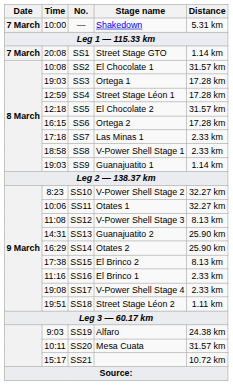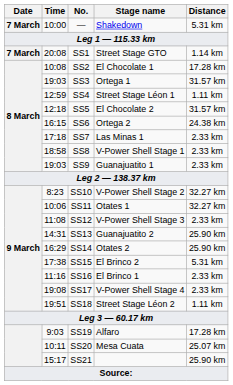(207, 67) 31.57 km -> (207, 67) 17.28 km
(207, 81) 17.28 km -> (207, 81) 31.57 km
(207, 94) 17.28 km -> (207, 94) 1.11 km
(207, 122) 17.28 km -> (207, 122) 24.38 km
(207, 164) 1.14 km -> (207, 164) 2.33 km
(207, 220) 8.13 km -> (207, 220) 2.33 km
(207, 262) 8.13 km -> (207, 262) 5.31 km
(207, 331) 24.38 km -> (207, 331) 17.28 km
(207, 345) 31.57 km -> (207, 345) 25.07 km
(207, 359) 10.72 km -> (207, 359) 25.90 km
